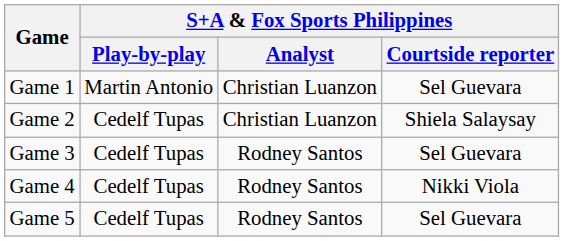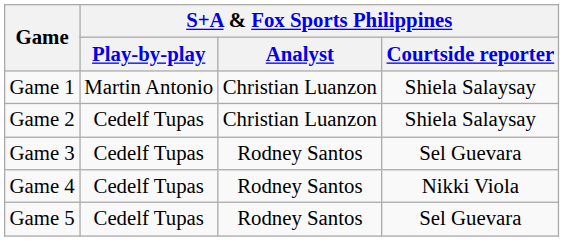(470, 86) Sel Guevara -> (470, 86) Shiela Salaysay
